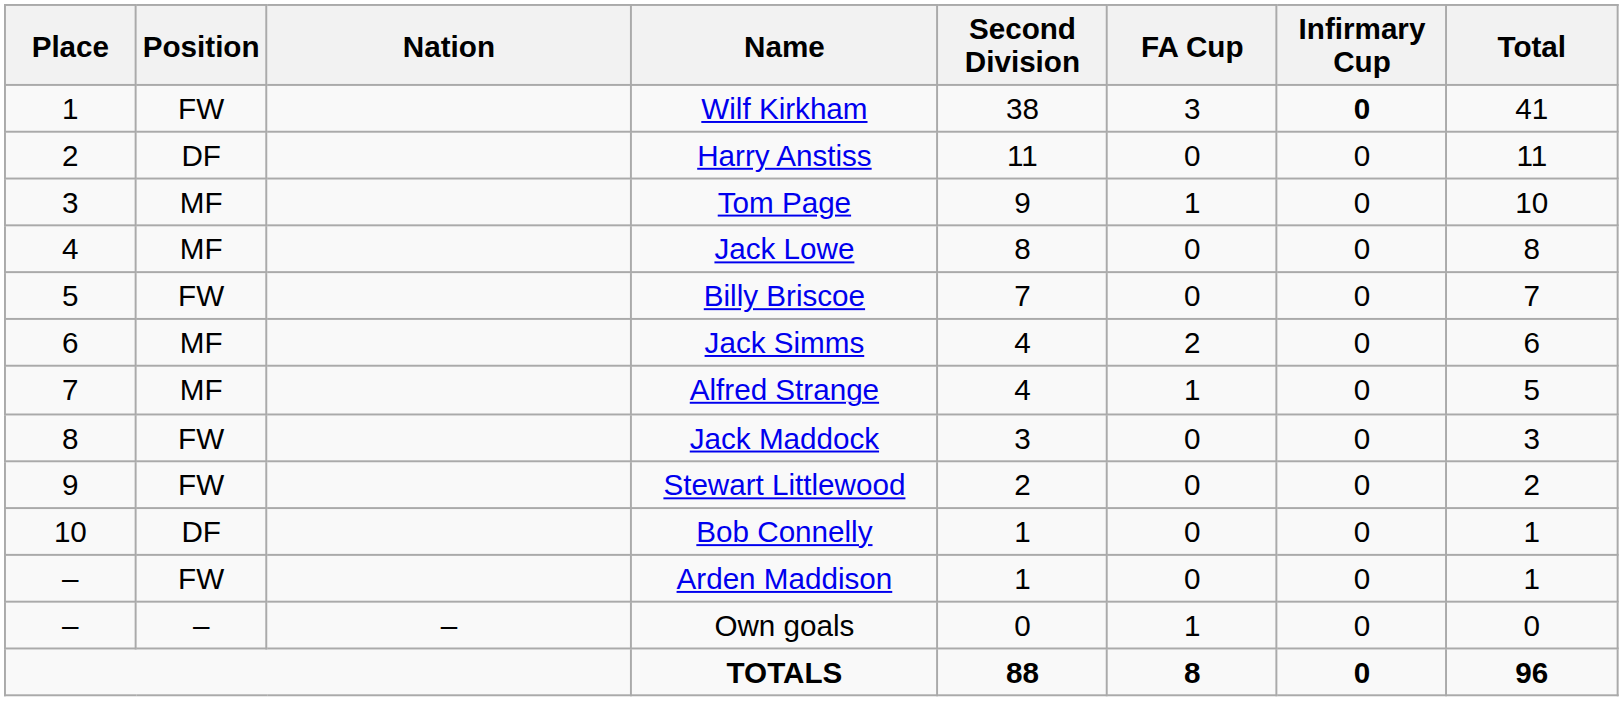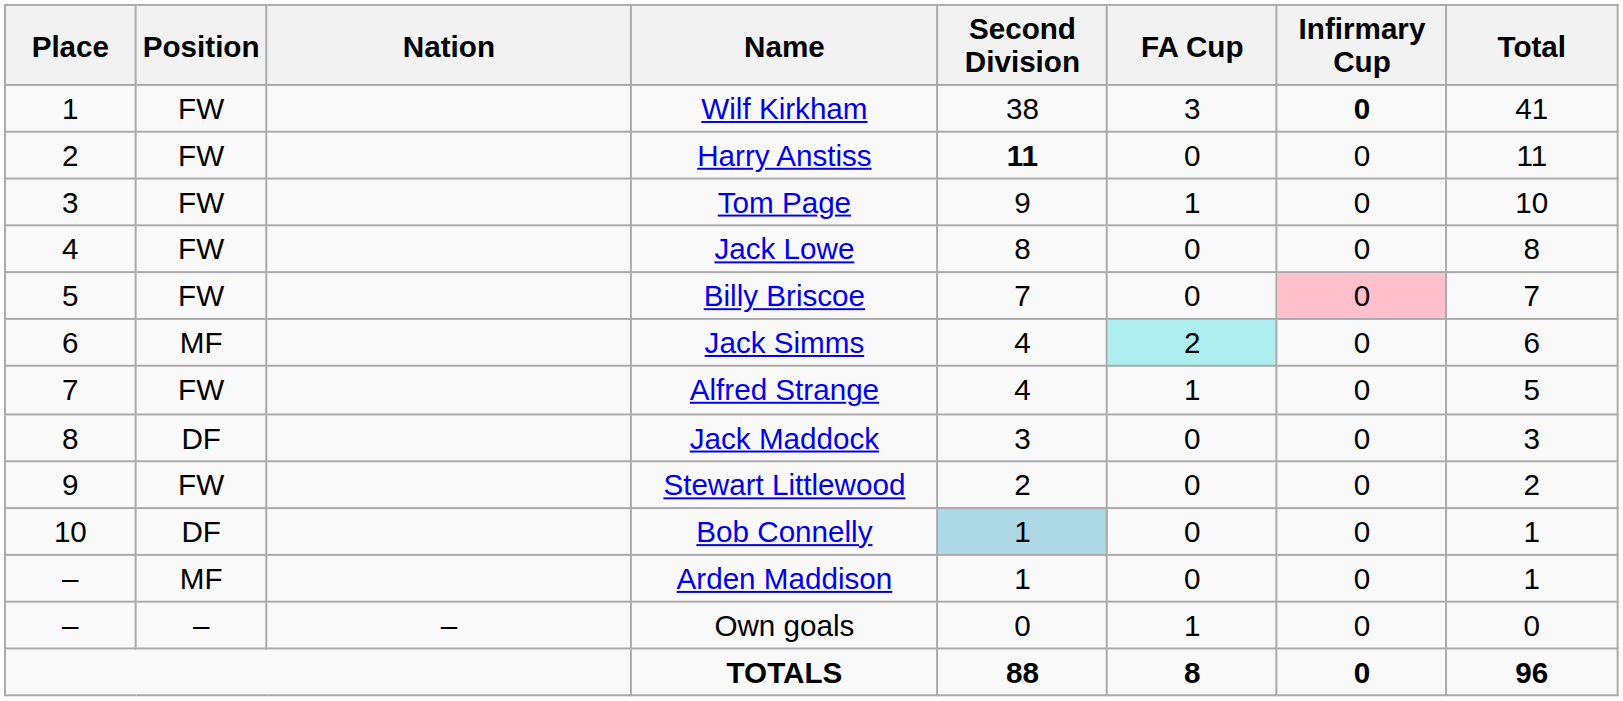(201, 156) DF -> (201, 156) FW
(1022, 156) normal -> (1022, 156) bold
(201, 203) MF -> (201, 203) FW
(201, 249) MF -> (201, 249) FW
(1362, 296) no background -> (1362, 296) pink background
(1192, 343) no background -> (1192, 343) paleturquoise background
(201, 390) MF -> (201, 390) FW
(201, 437) FW -> (201, 437) DF
(1022, 531) no background -> (1022, 531) lightblue background
(201, 578) FW -> (201, 578) MF
